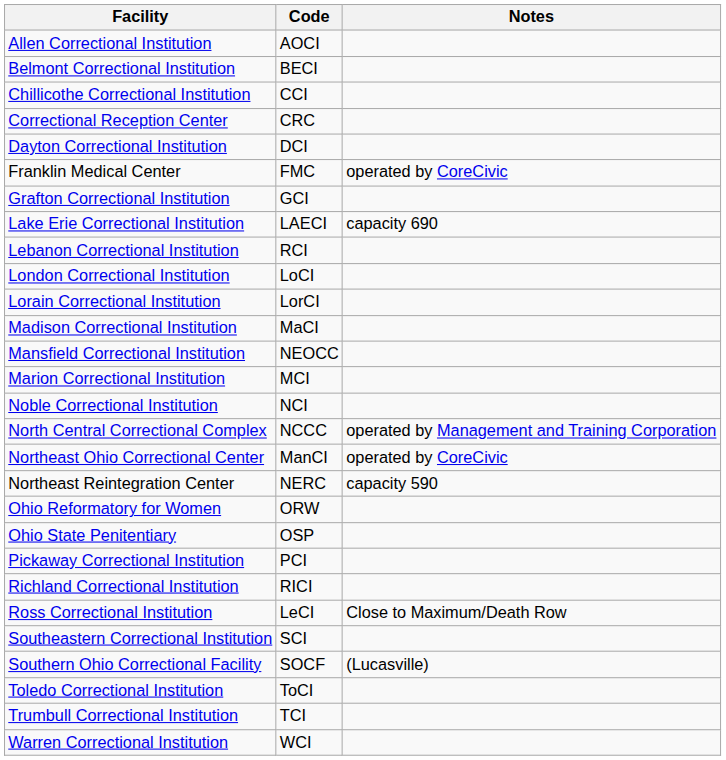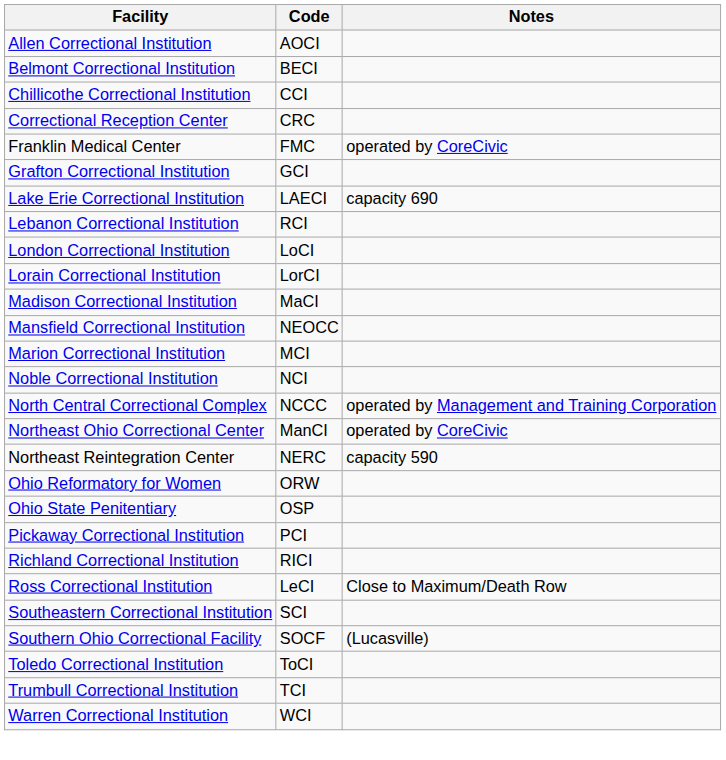- row: (118, 146)
